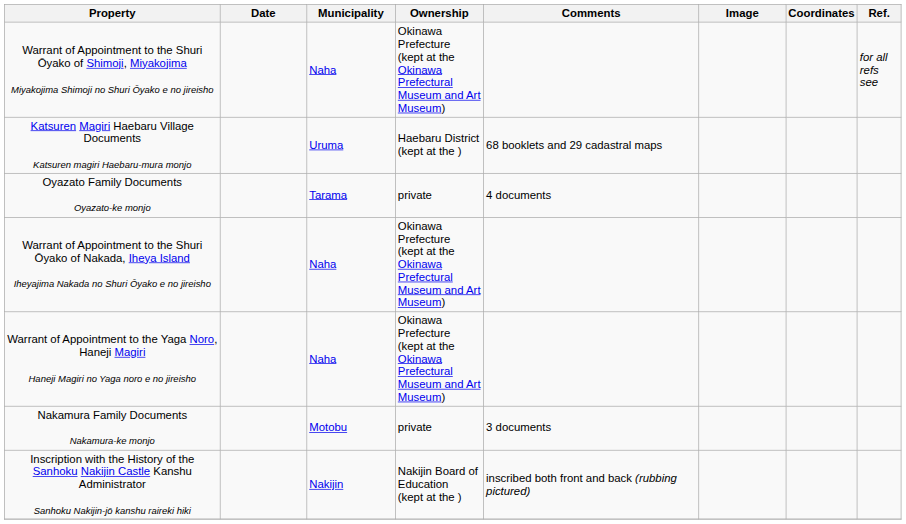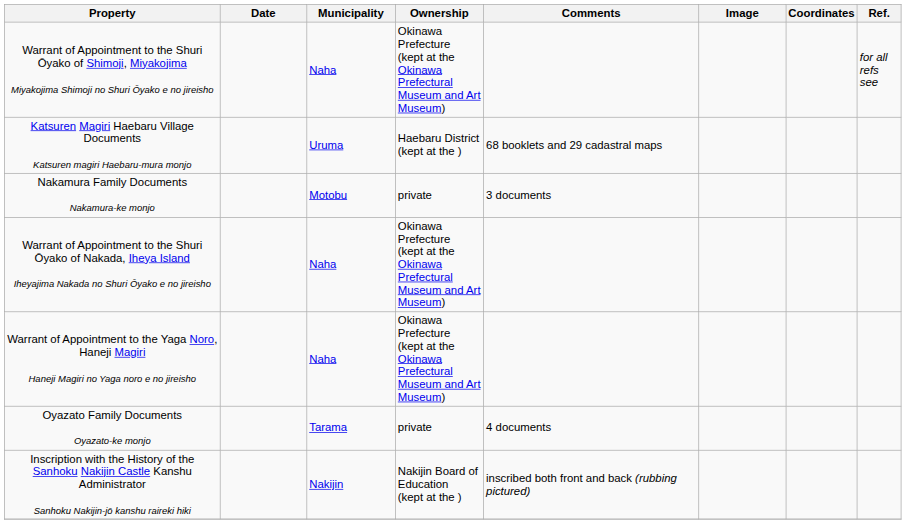rows swapped: (112, 428) <-> (112, 195)
